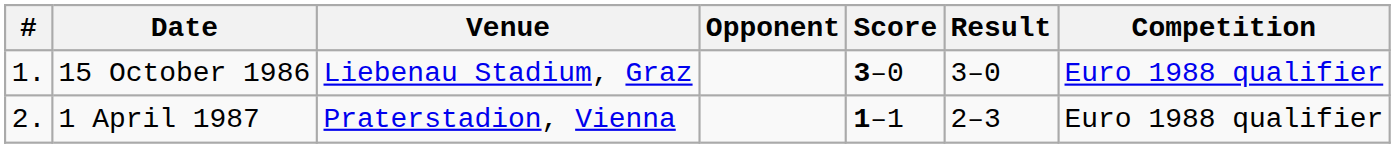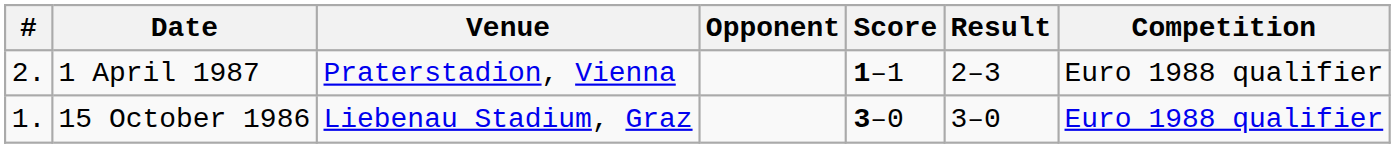rows swapped: (184, 73) <-> (159, 119)
